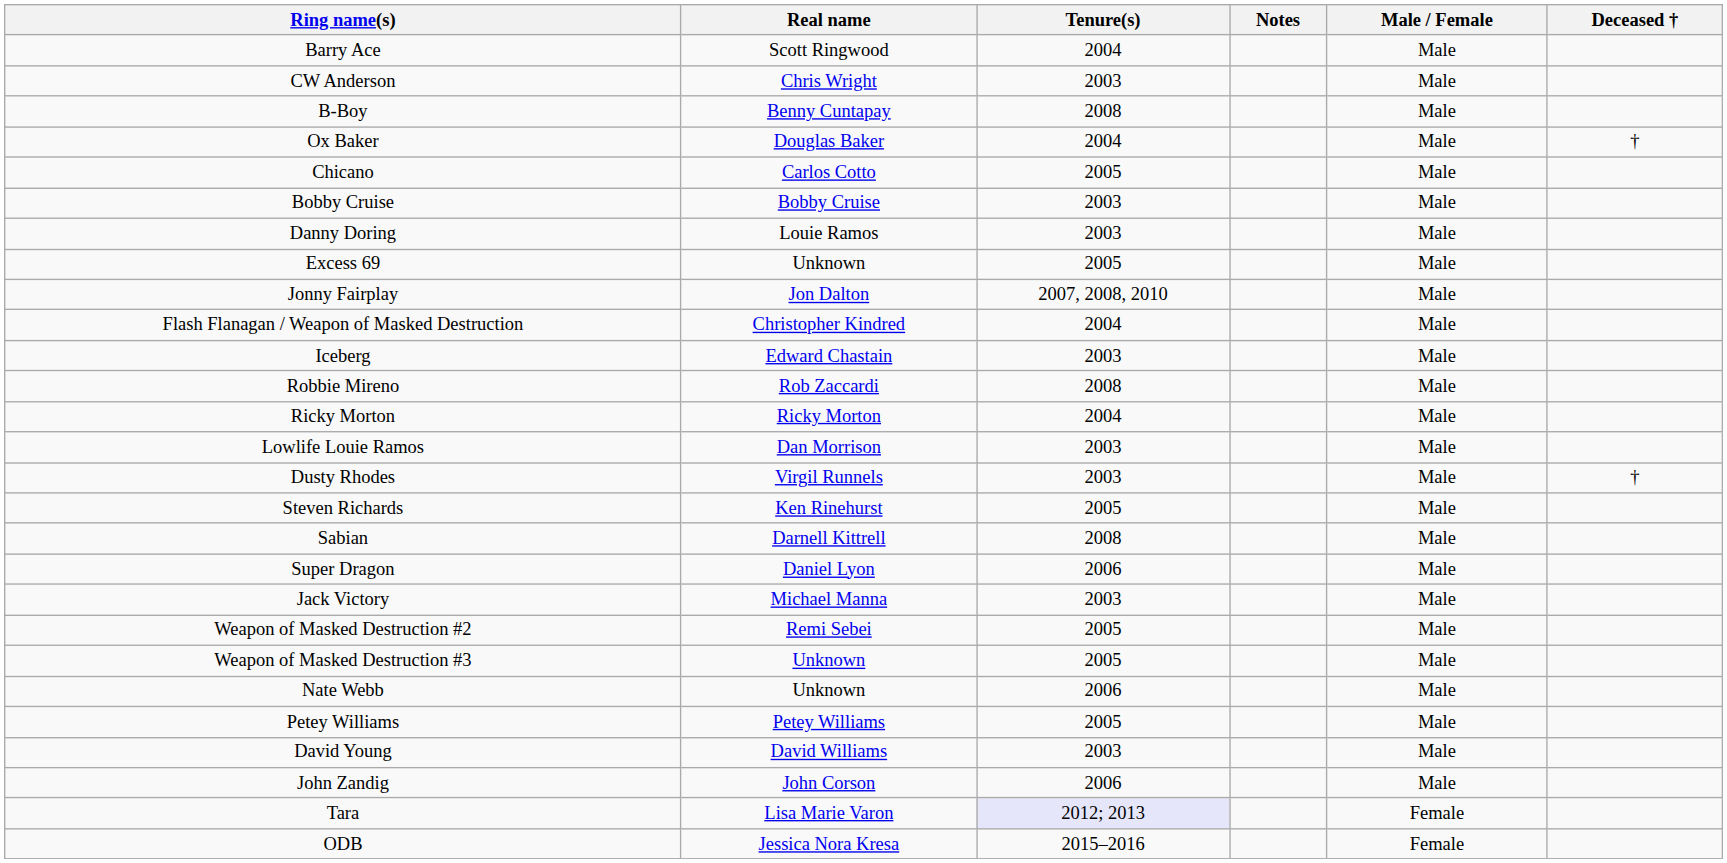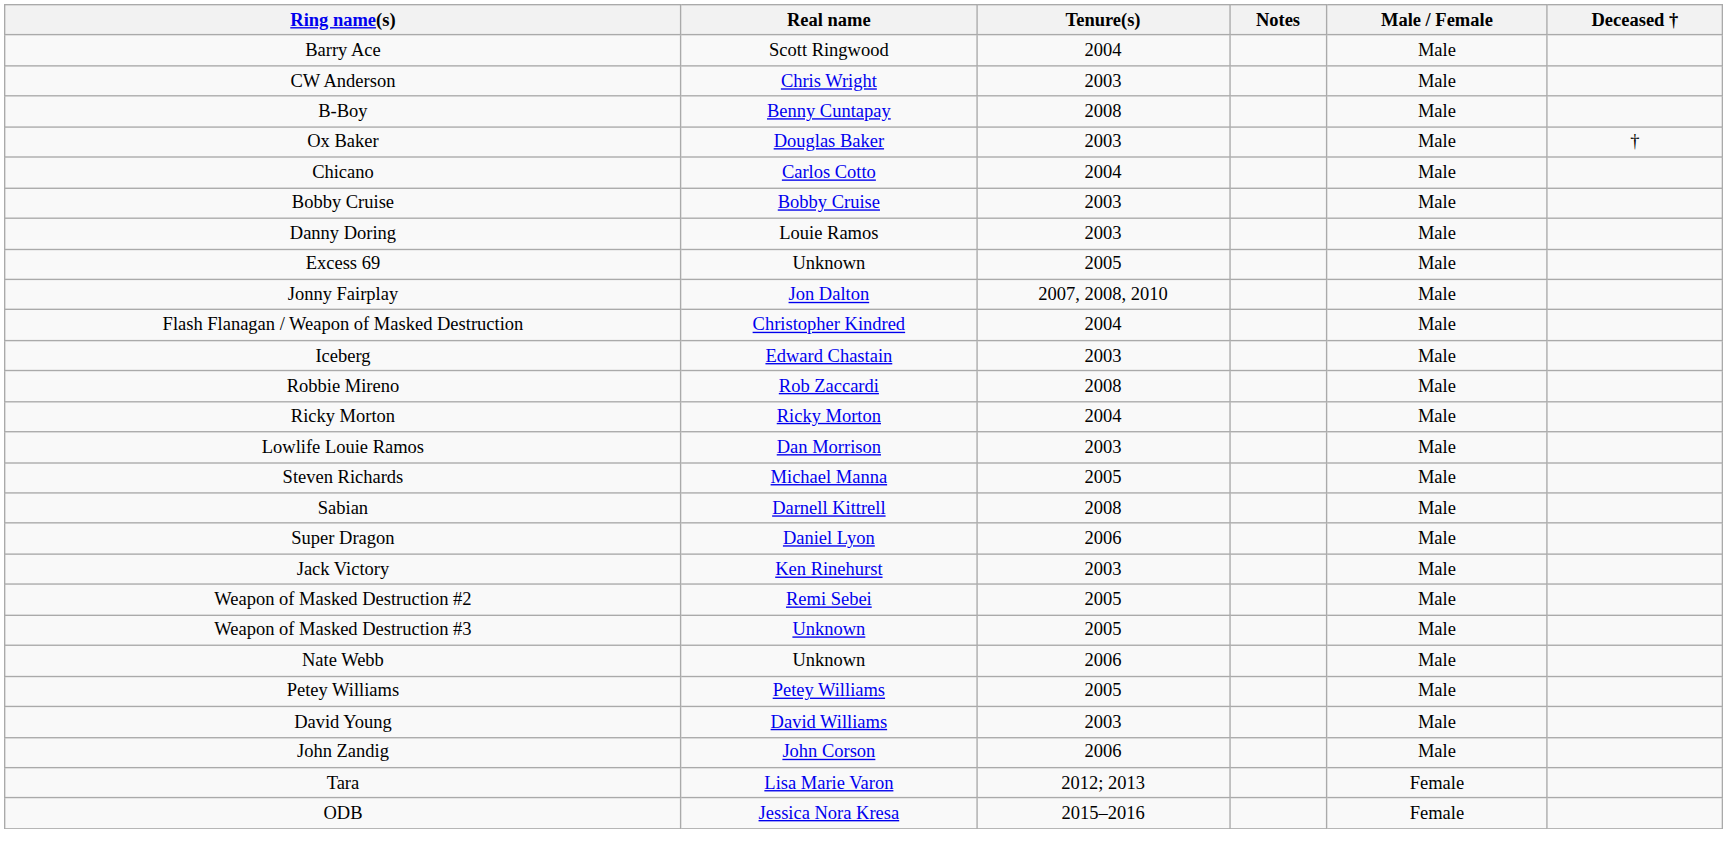(1103, 141) 2004 -> (1103, 141) 2003
(1103, 171) 2005 -> (1103, 171) 2004
- row: (343, 477)
(829, 507) Ken Rinehurst -> (829, 477) Michael Manna
(829, 599) Michael Manna -> (829, 568) Ken Rinehurst
(1103, 812) lavender background -> (1103, 782) no background
